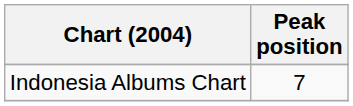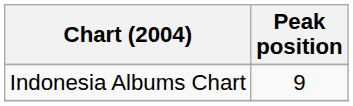(299, 82) 7 -> (299, 82) 9
